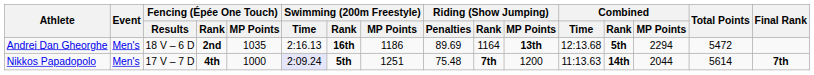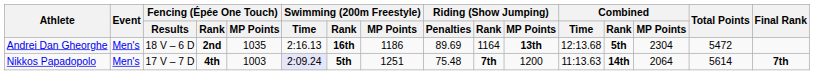(661, 46) 2294 -> (661, 46) 2304
(255, 62) 1000 -> (255, 62) 1003
(661, 62) 2044 -> (661, 62) 2064
